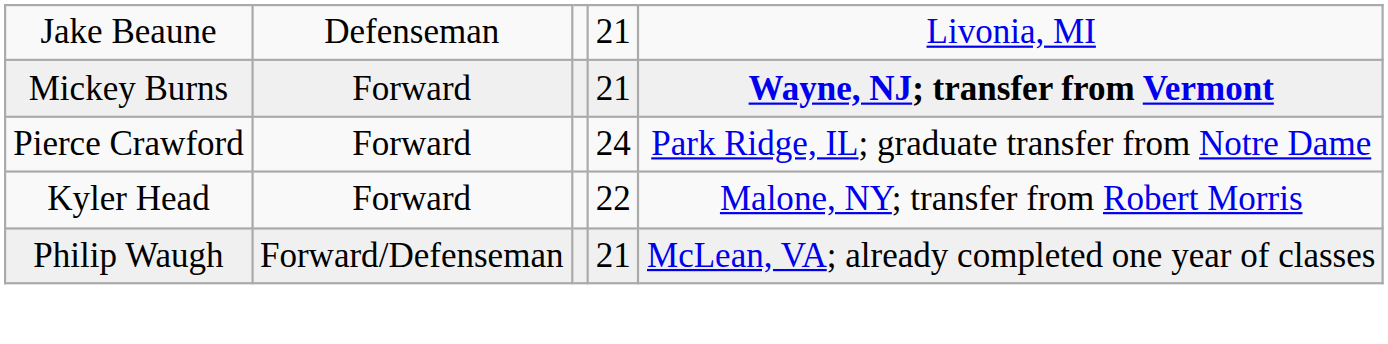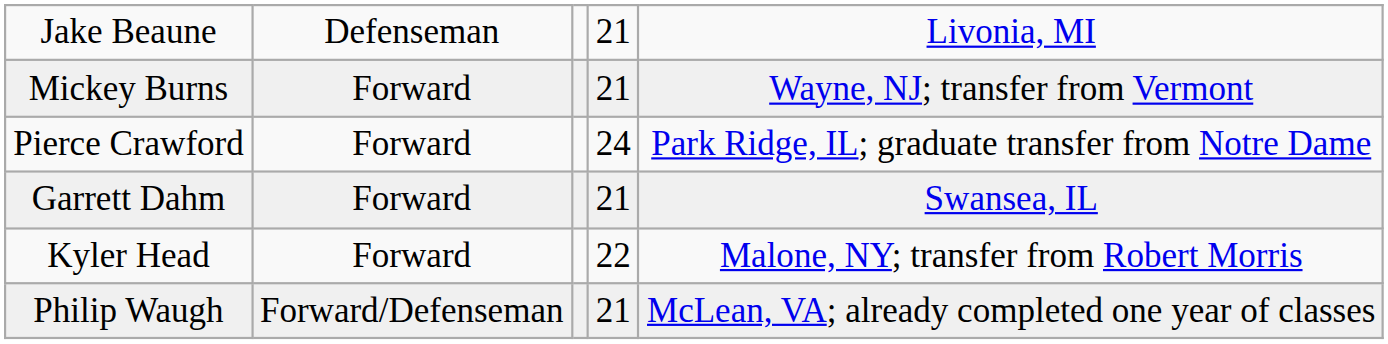(1011, 87) bold -> (1011, 87) normal
+ row: (128, 198)
